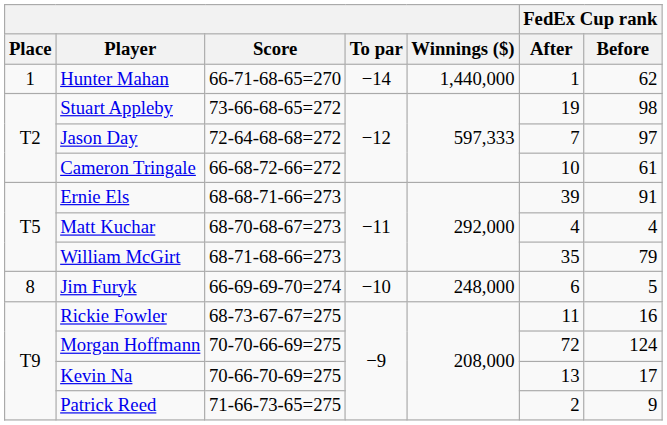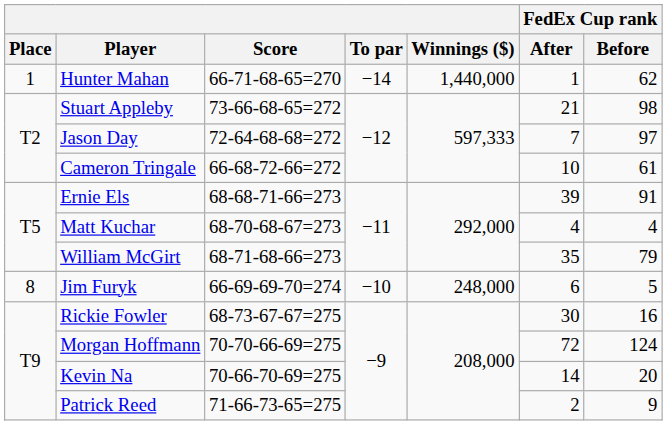(570, 108) 19 -> (570, 108) 21
(571, 316) 11 -> (570, 316) 30
(570, 375) 13 -> (570, 375) 14
(648, 375) 17 -> (648, 375) 20
